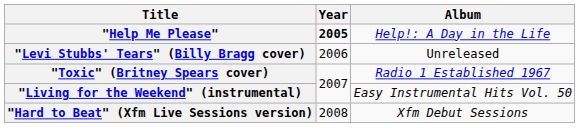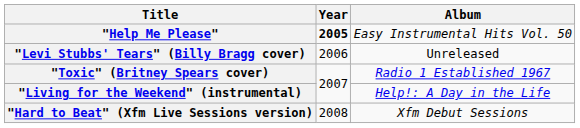(463, 34) Help!: A Day in the Life -> (463, 34) Easy Instrumental Hits Vol. 50
(463, 93) Easy Instrumental Hits Vol. 50 -> (463, 93) Help!: A Day in the Life
